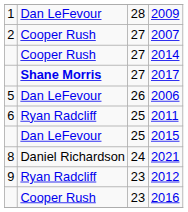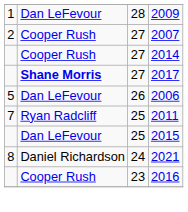(11, 116) 6 -> (11, 116) 7
- row: (165, 177)
